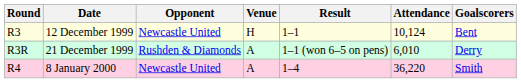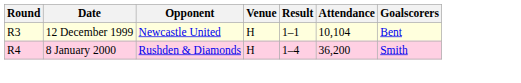(409, 31) 10,124 -> (334, 31) 10,104
- row: (89, 50)
(180, 68) Newcastle United -> (190, 50) Rushden & Diamonds
(250, 68) A -> (250, 50) H
(409, 68) 36,220 -> (334, 50) 36,200
